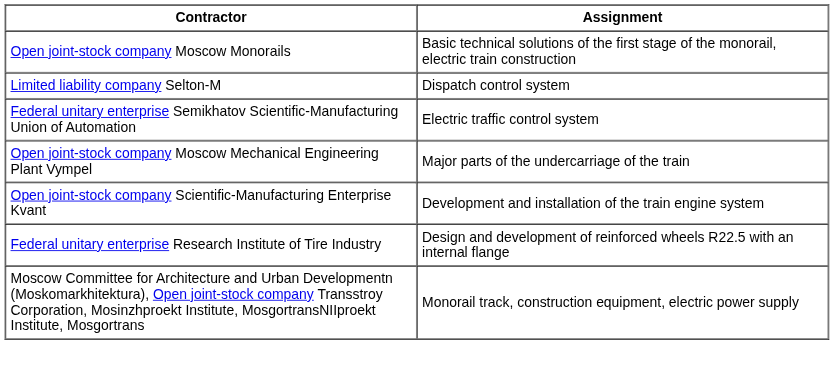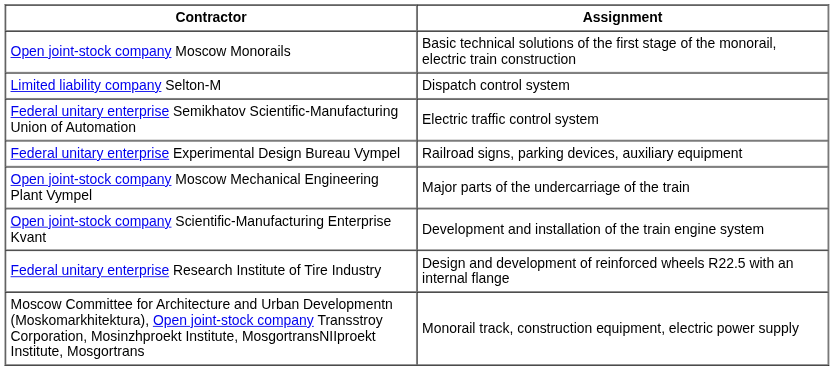+ row: (205, 153)
